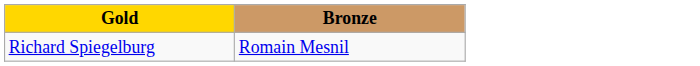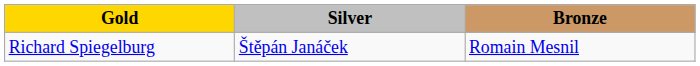+ column: (350, 18)
